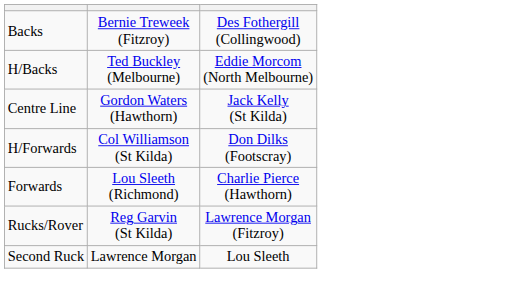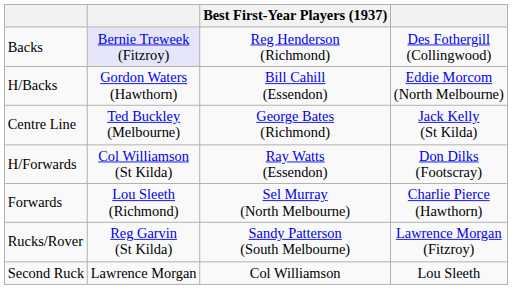+ column: (295, 15)
(144, 30) no background -> (144, 46) lavender background
(144, 69) Ted Buckley (Melbourne) -> (144, 85) Gordon Waters (Hawthorn)
(144, 108) Gordon Waters (Hawthorn) -> (144, 124) Ted Buckley (Melbourne)
